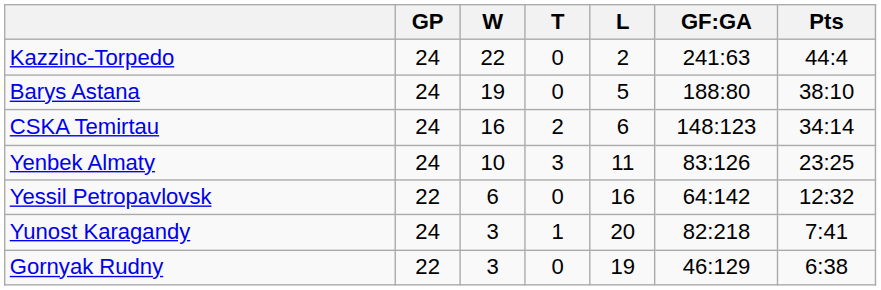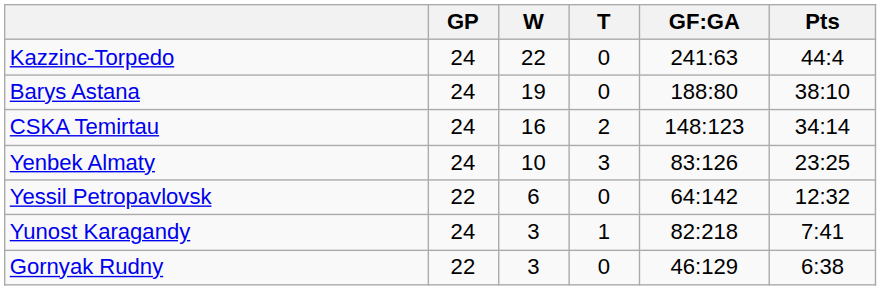- column: (623, 22)
